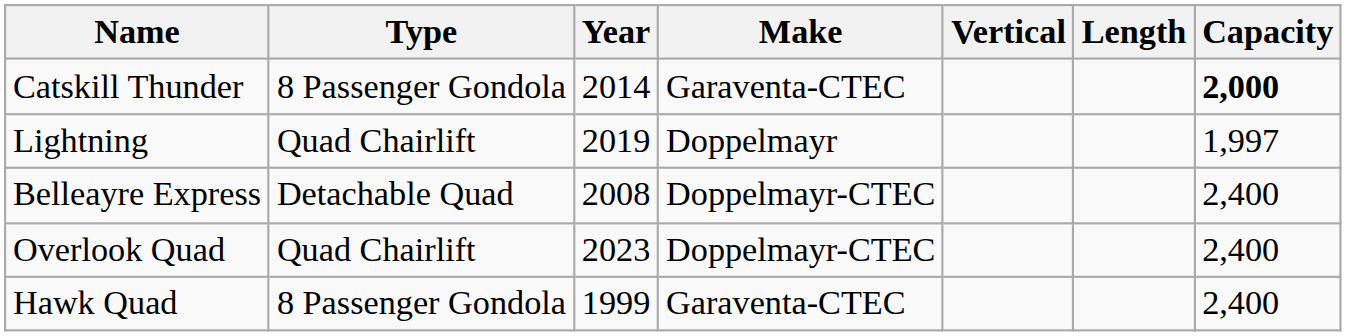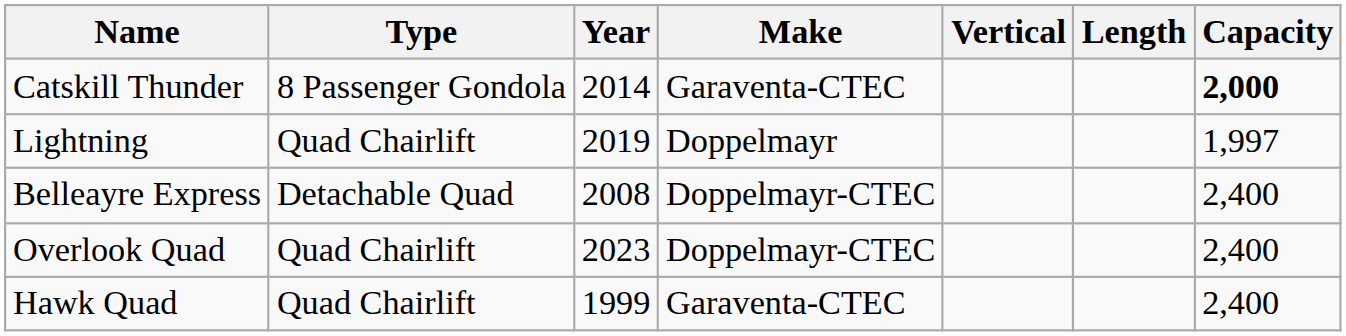(421, 303) 8 Passenger Gondola -> (376, 303) Quad Chairlift
